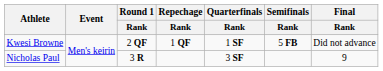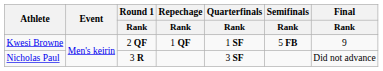(344, 43) Did not advance -> (344, 43) 9
(344, 58) 9 -> (344, 58) Did not advance
